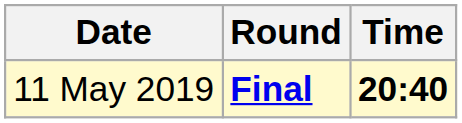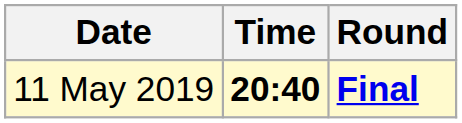columns swapped: (403, 32) <-> (286, 32)
